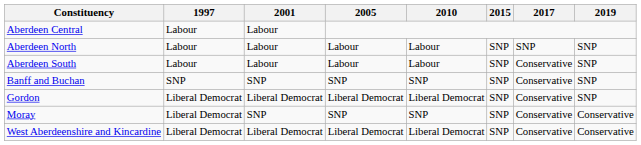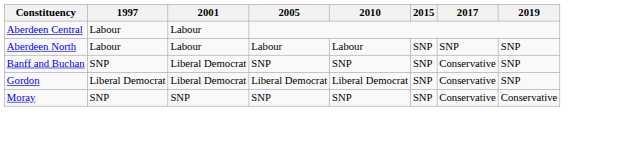- row: (41, 64)
(257, 81) SNP -> (208, 64) Liberal Democrat
(204, 115) Liberal Democrat -> (99, 98) SNP
- row: (84, 132)
